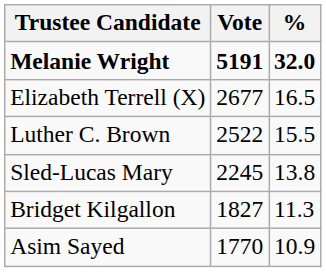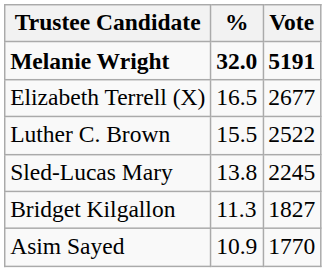columns swapped: (240, 23) <-> (295, 23)
